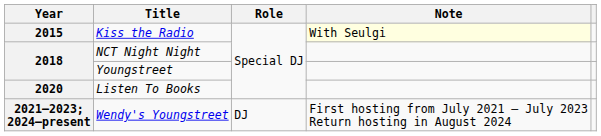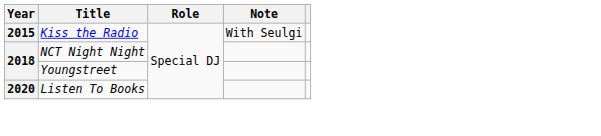(348, 33) lightyellow background -> (264, 33) no background
- row: (162, 115)
